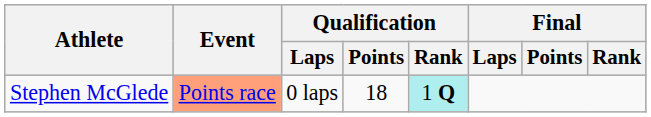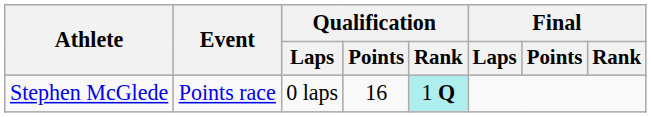(227, 93) lightsalmon background -> (227, 93) no background
(376, 93) 18 -> (376, 93) 16
